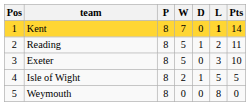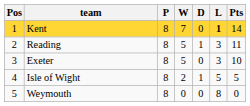(218, 45) 2 -> (218, 45) 3
